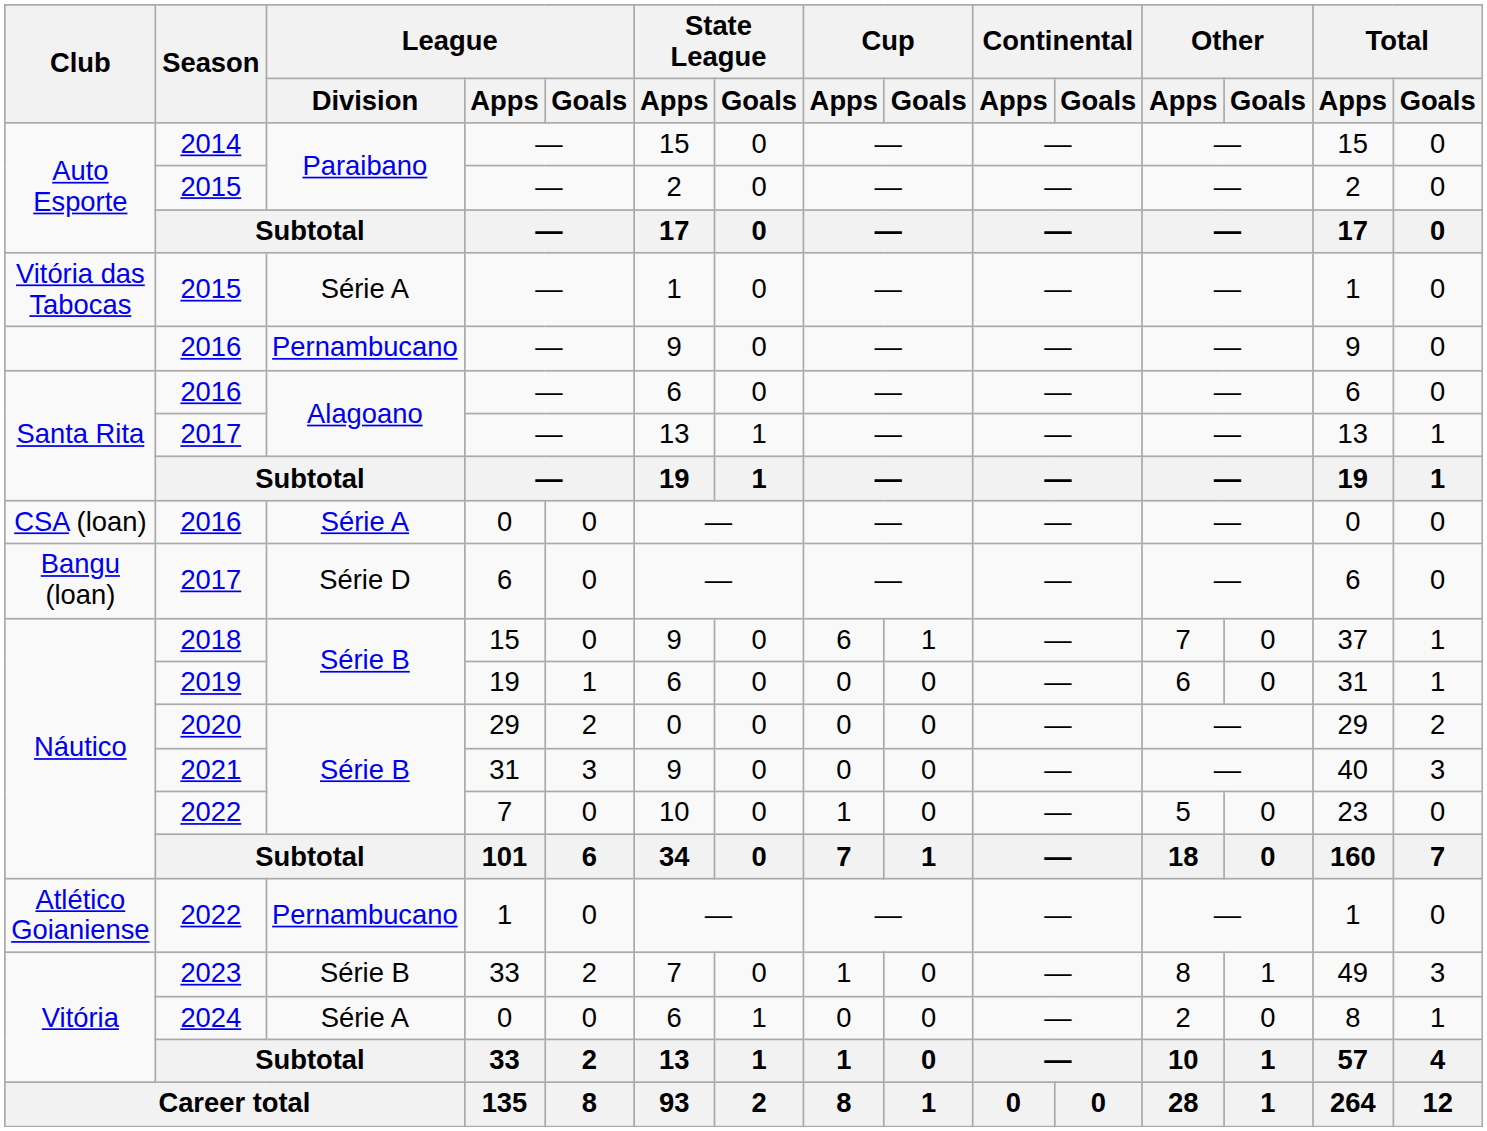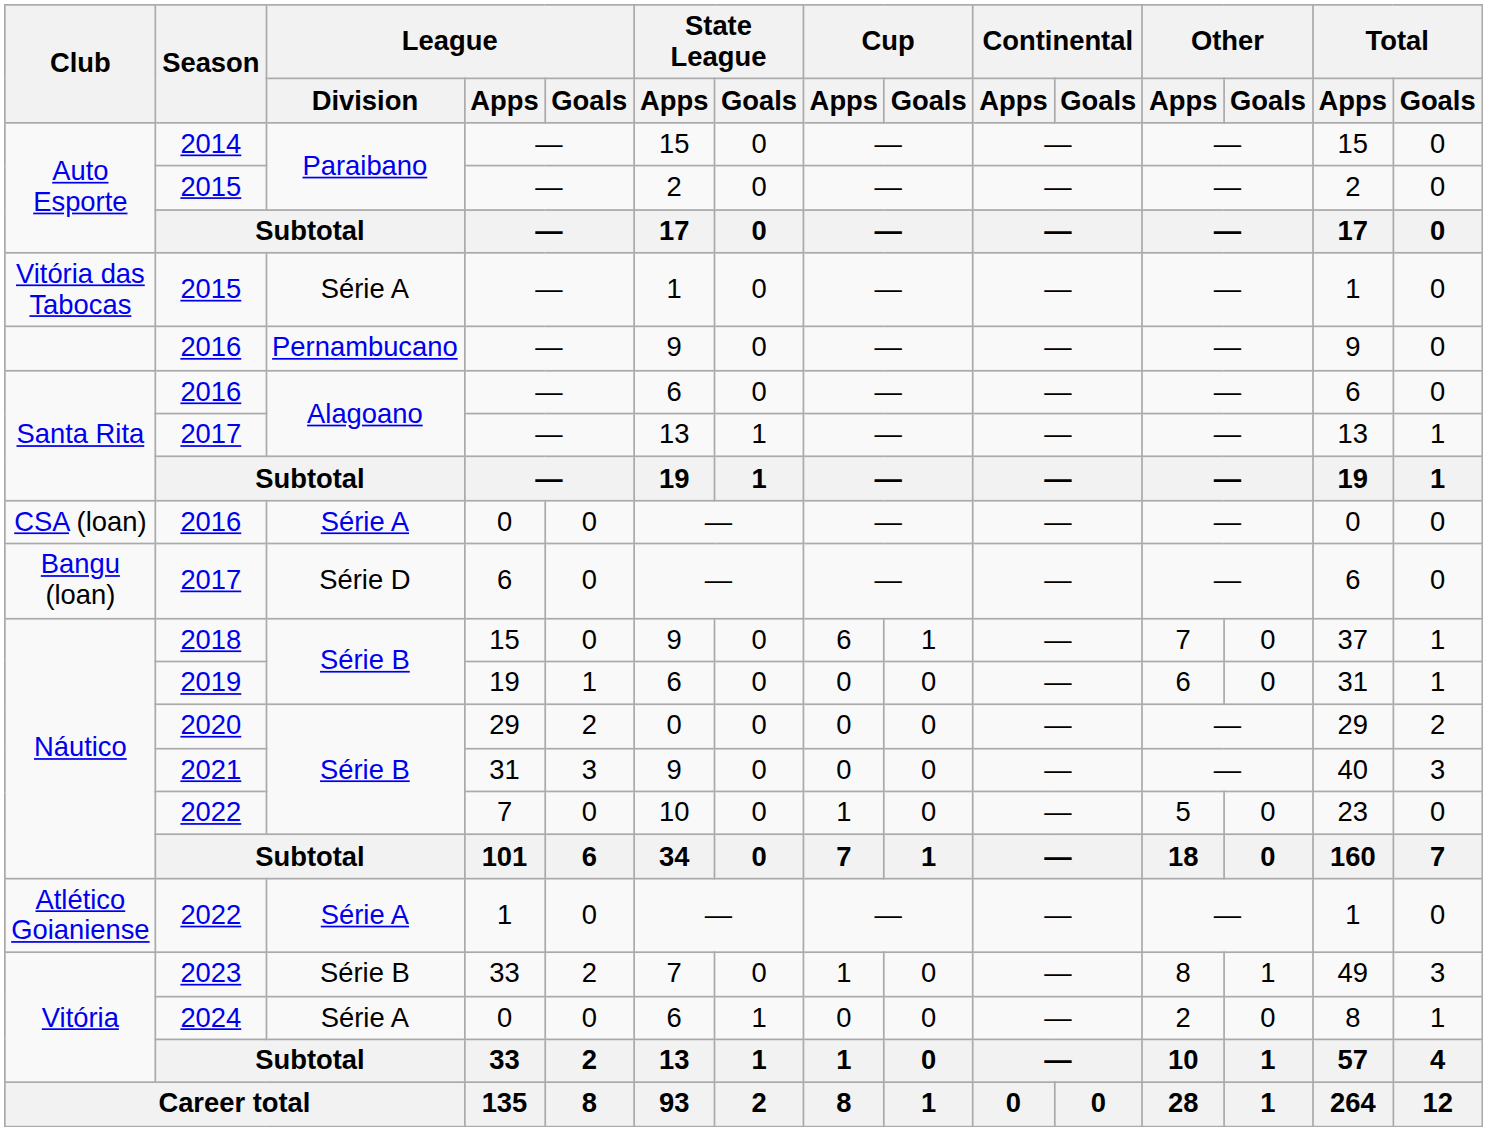(365, 914) Pernambucano -> (365, 914) Série A
